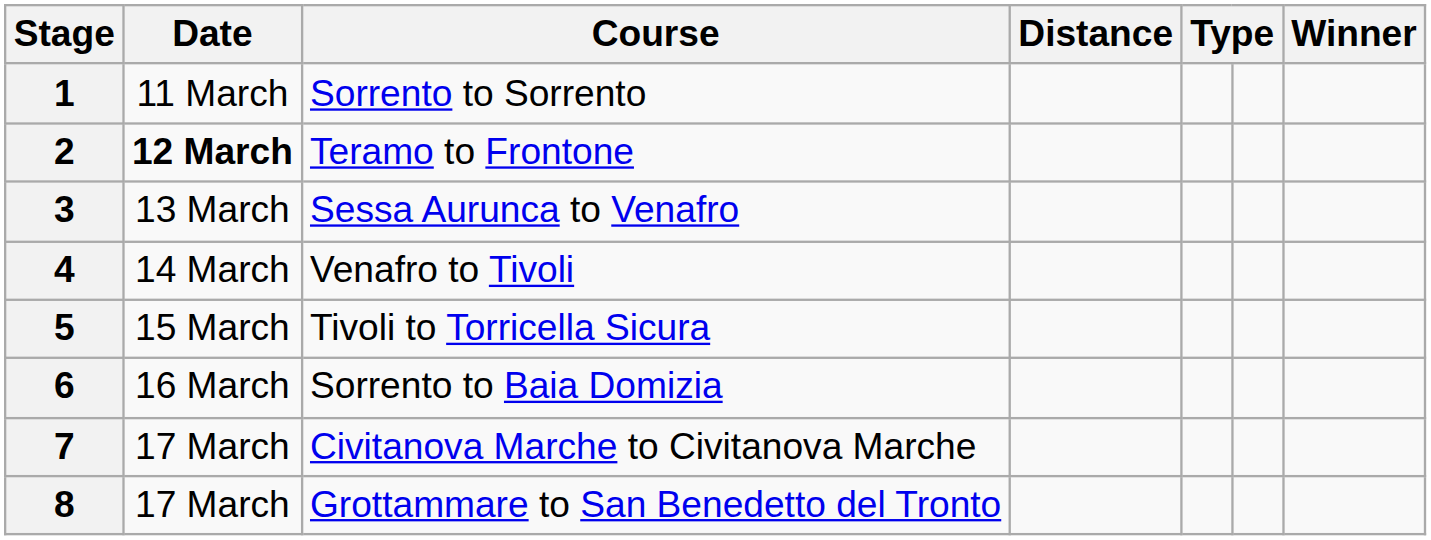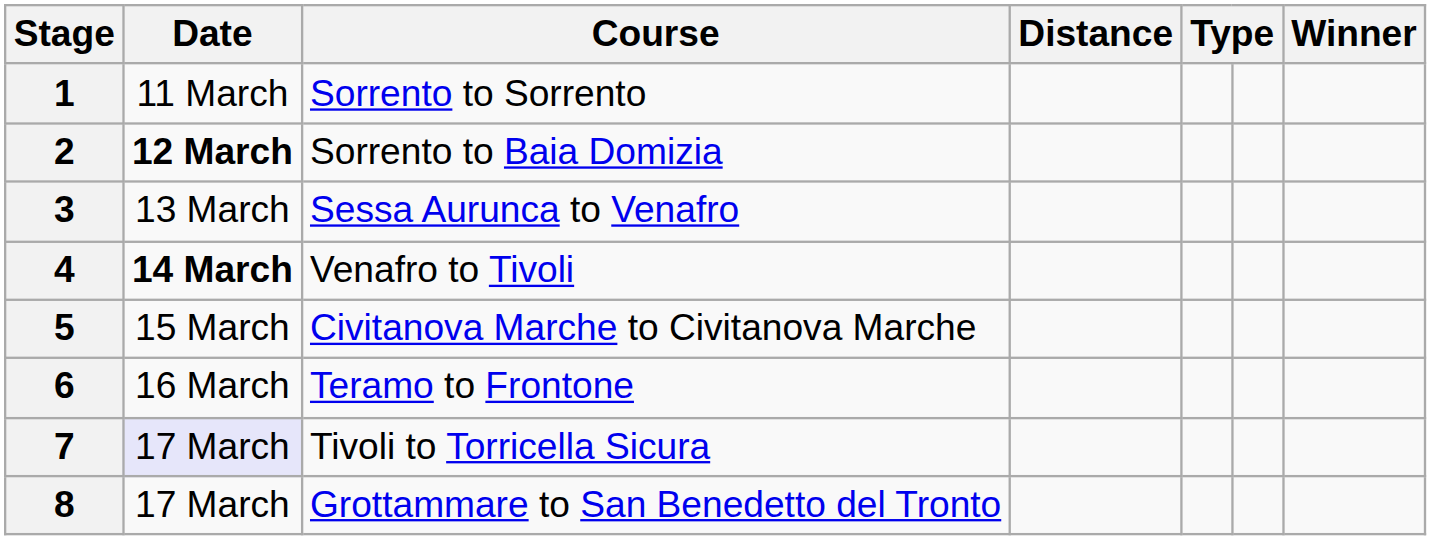(472, 151) Teramo to Frontone -> (516, 151) Sorrento to Baia Domizia
(212, 269) normal -> (212, 269) bold
(510, 328) Tivoli to Torricella Sicura -> (643, 328) Civitanova Marche to Civitanova Marche
(516, 387) Sorrento to Baia Domizia -> (472, 387) Teramo to Frontone
(212, 446) no background -> (212, 446) lavender background
(643, 446) Civitanova Marche to Civitanova Marche -> (510, 446) Tivoli to Torricella Sicura
